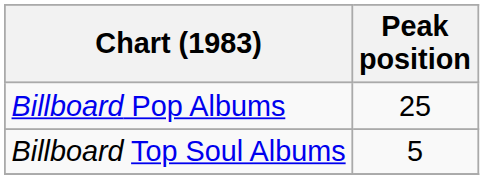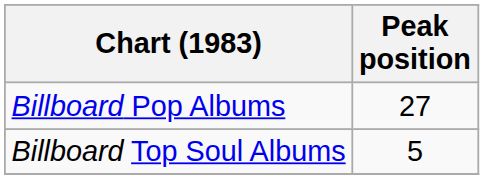(415, 105) 25 -> (415, 105) 27
